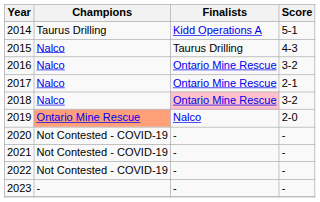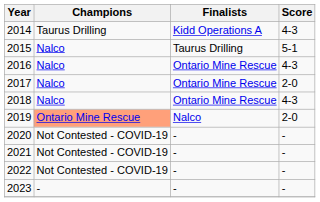(290, 30) 5-1 -> (290, 30) 4-3
(290, 48) 4-3 -> (290, 48) 5-1
(290, 65) 3-2 -> (290, 65) 4-3
(290, 83) 2-1 -> (290, 83) 2-0
(225, 100) pink background -> (225, 100) no background
(290, 100) 3-2 -> (290, 100) 4-3
